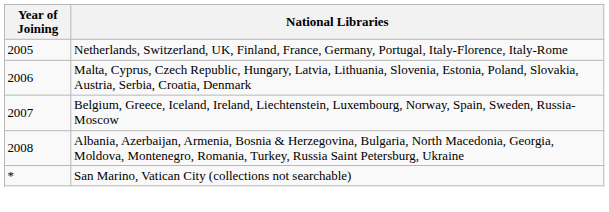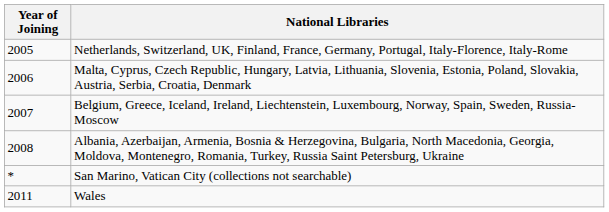+ row: (90, 196)
